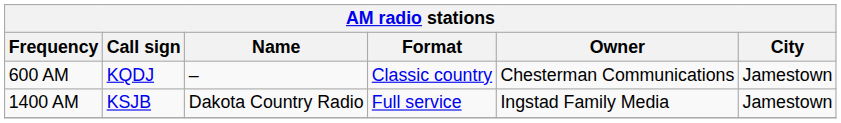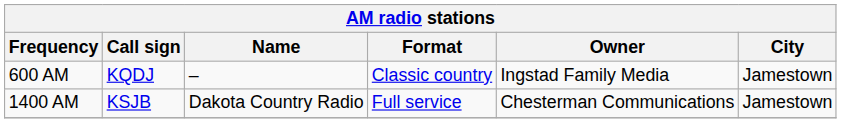(617, 74) Chesterman Communications -> (585, 74) Ingstad Family Media
(585, 103) Ingstad Family Media -> (617, 103) Chesterman Communications
